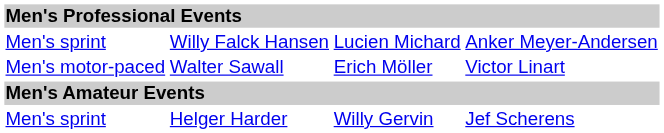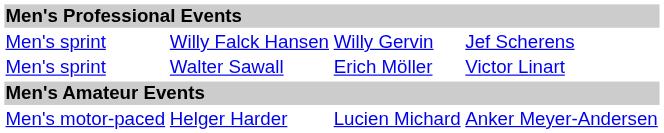(397, 41) Lucien Michard -> (384, 41) Willy Gervin
(562, 41) Anker Meyer-Andersen -> (520, 41) Jef Scherens
(85, 67) Men's motor-paced -> (56, 67) Men's sprint
(56, 118) Men's sprint -> (85, 118) Men's motor-paced
(384, 118) Willy Gervin -> (397, 118) Lucien Michard
(520, 118) Jef Scherens -> (562, 118) Anker Meyer-Andersen
